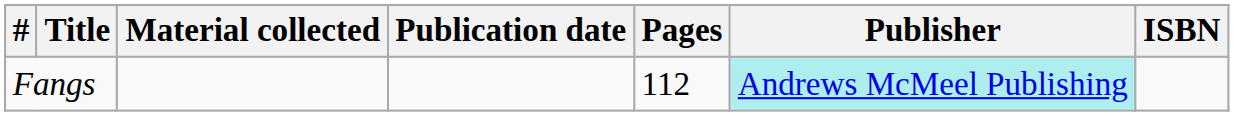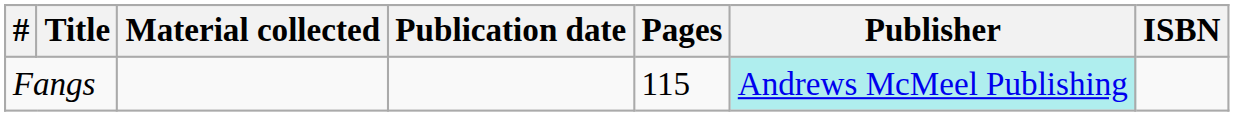(666, 83) 112 -> (666, 83) 115
